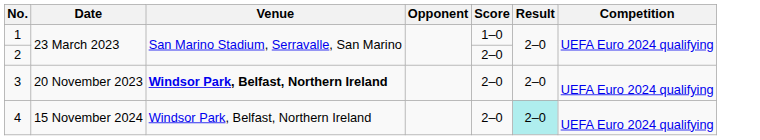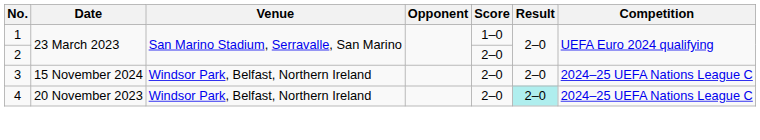(88, 82) 20 November 2023 -> (88, 75) 15 November 2024
(268, 82) bold -> (260, 75) normal
(637, 89) UEFA Euro 2024 qualifying -> (657, 75) 2024–25 UEFA Nations League C
(88, 117) 15 November 2024 -> (88, 95) 20 November 2023
(637, 124) UEFA Euro 2024 qualifying -> (657, 95) 2024–25 UEFA Nations League C
